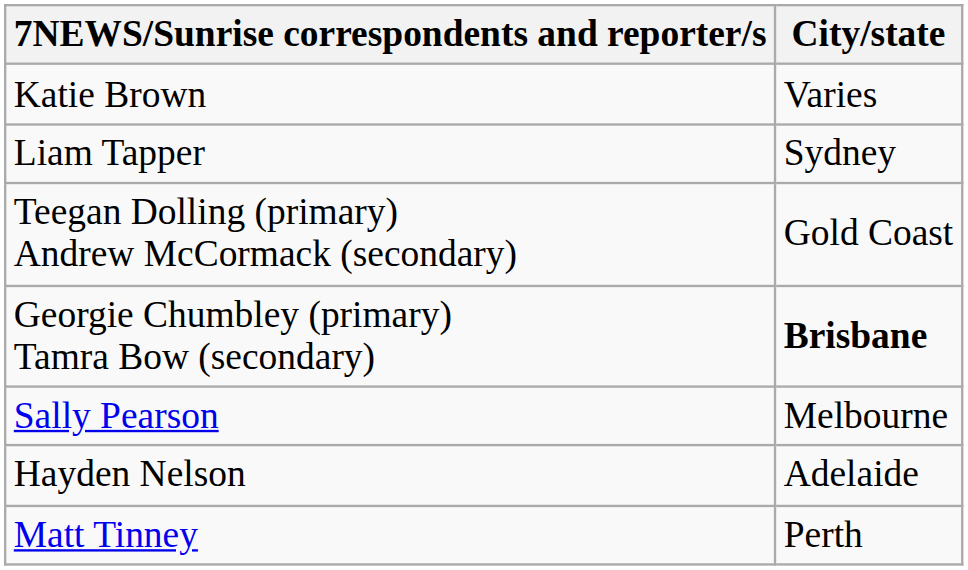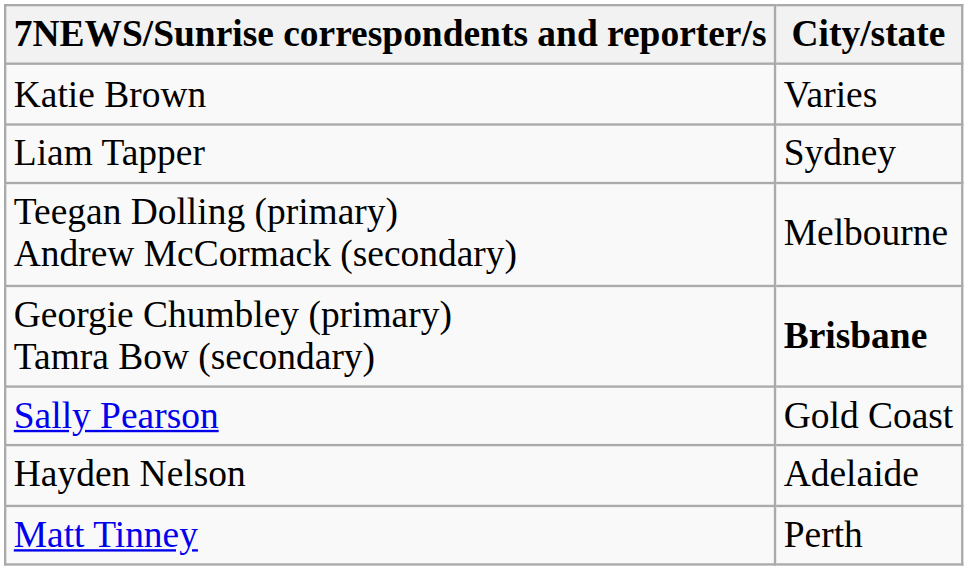(869, 233) Gold Coast -> (866, 233) Melbourne
(866, 415) Melbourne -> (869, 415) Gold Coast
